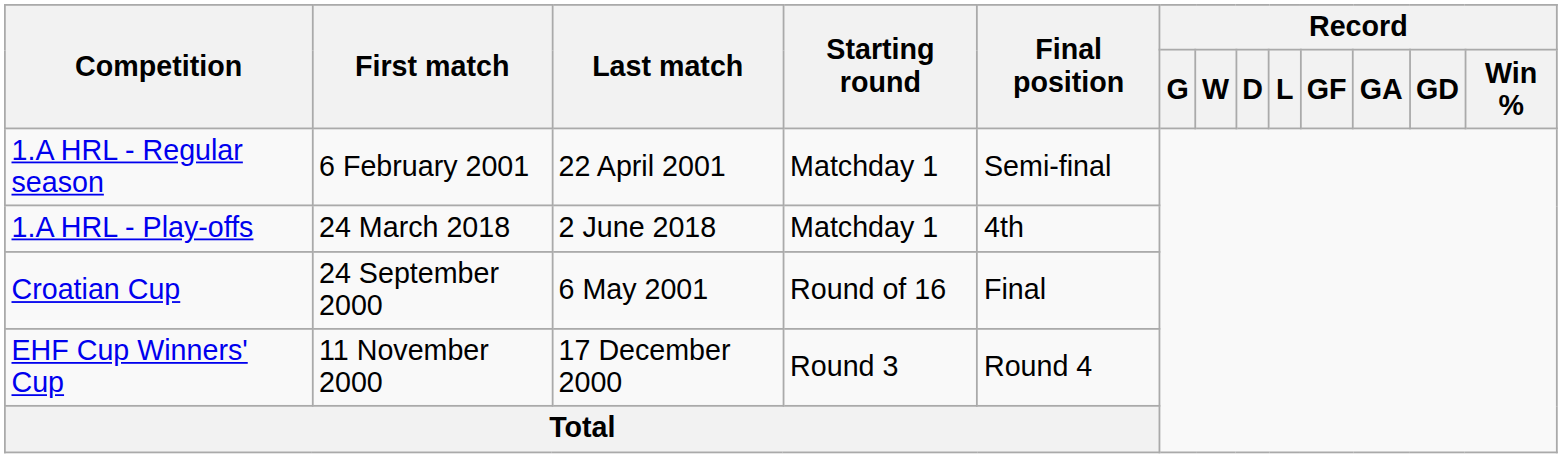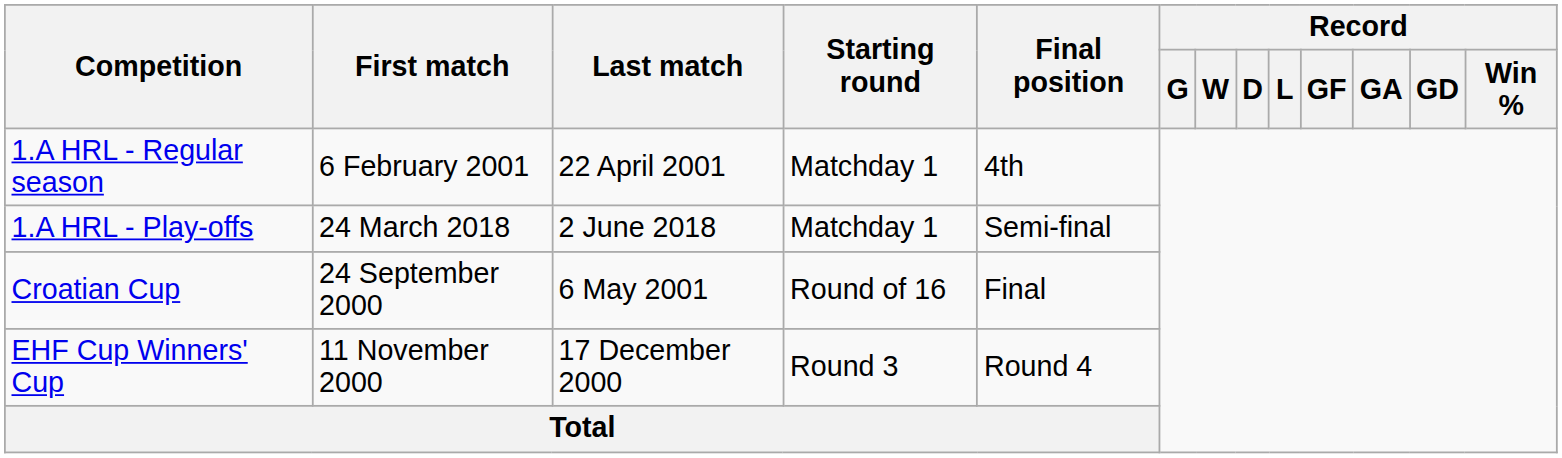(1048, 166) Semi-final -> (1004, 166) 4th
(1004, 227) 4th -> (1048, 227) Semi-final
